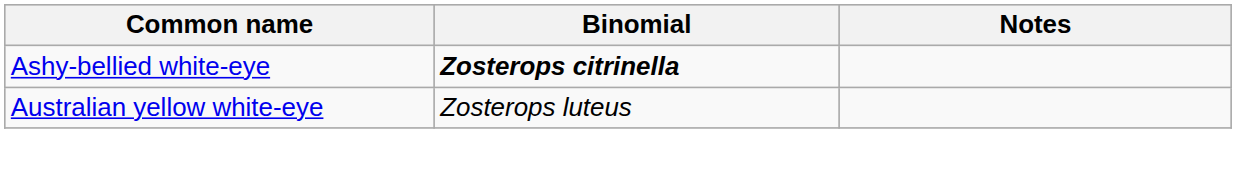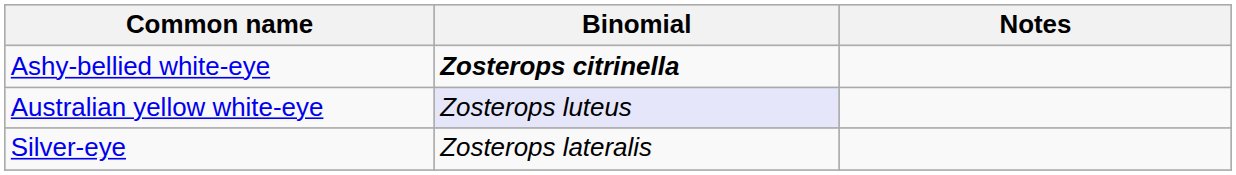(536, 107) no background -> (536, 107) lavender background
+ row: (68, 148)
